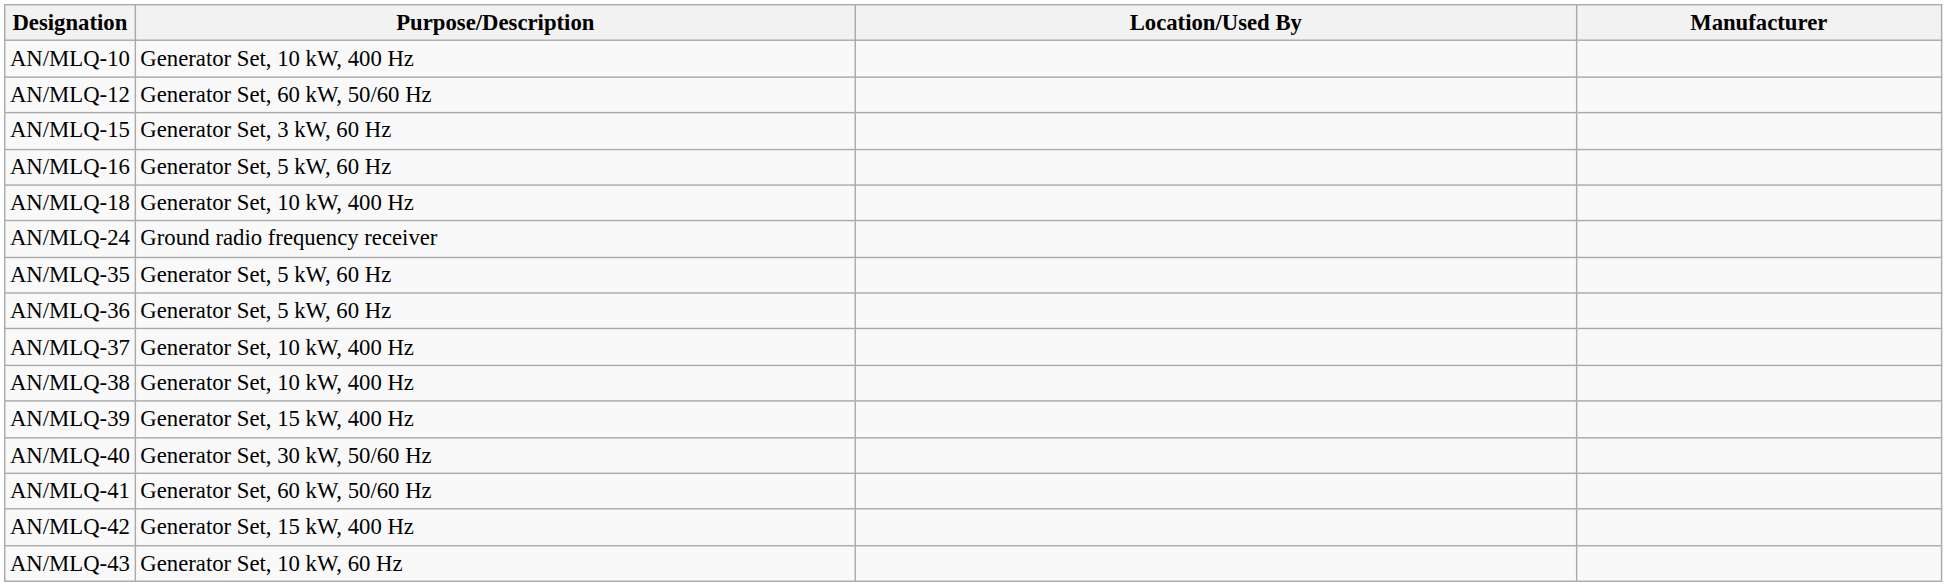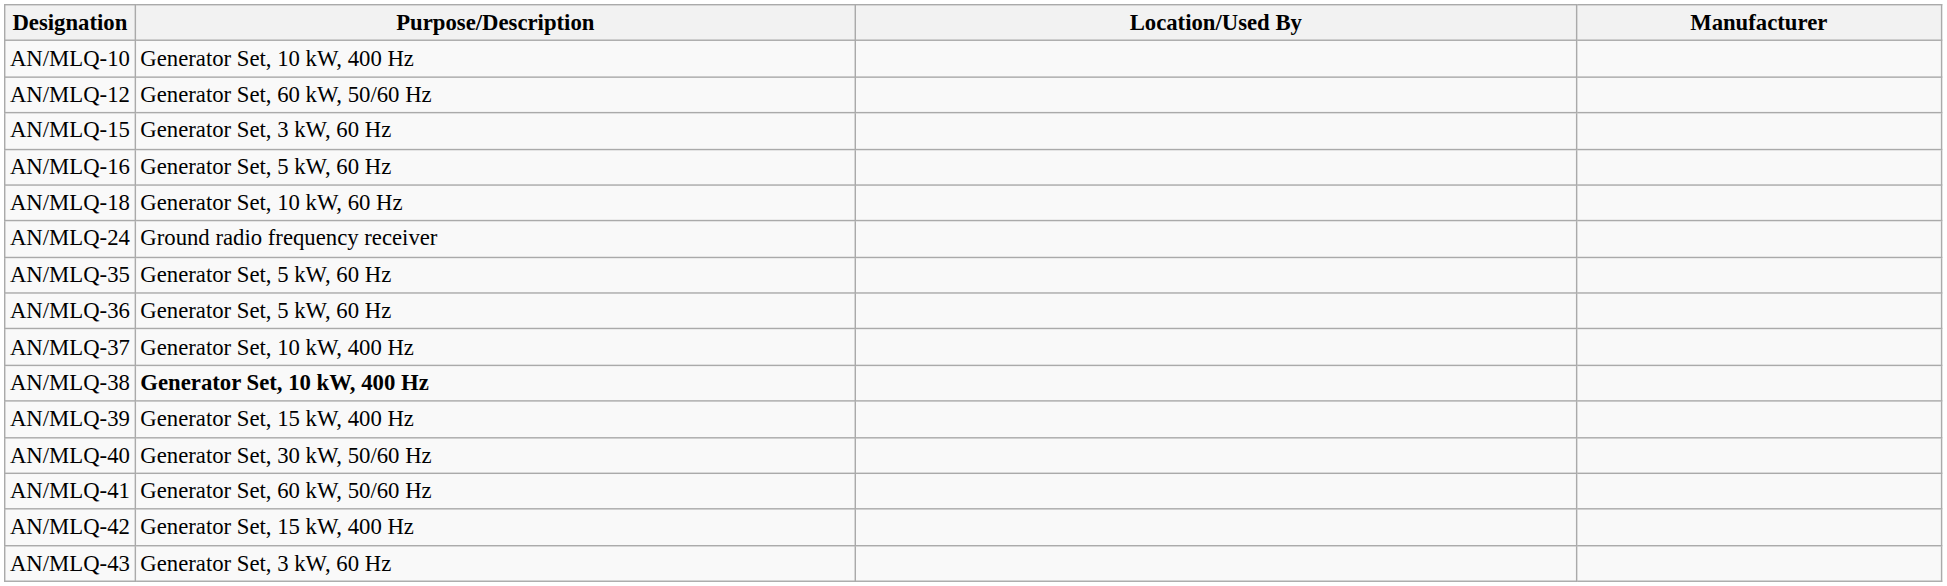(277, 202) Generator Set, 10 kW, 400 Hz -> (271, 202) Generator Set, 10 kW, 60 Hz
(277, 382) normal -> (285, 382) bold
(271, 563) Generator Set, 10 kW, 60 Hz -> (266, 563) Generator Set, 3 kW, 60 Hz
